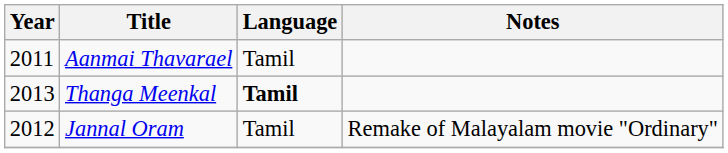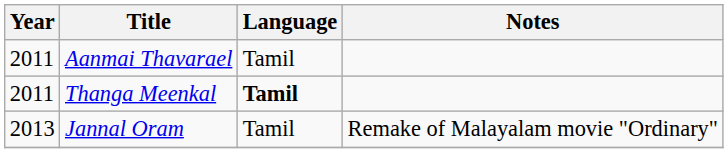(32, 93) 2013 -> (32, 93) 2011
(32, 128) 2012 -> (32, 128) 2013
